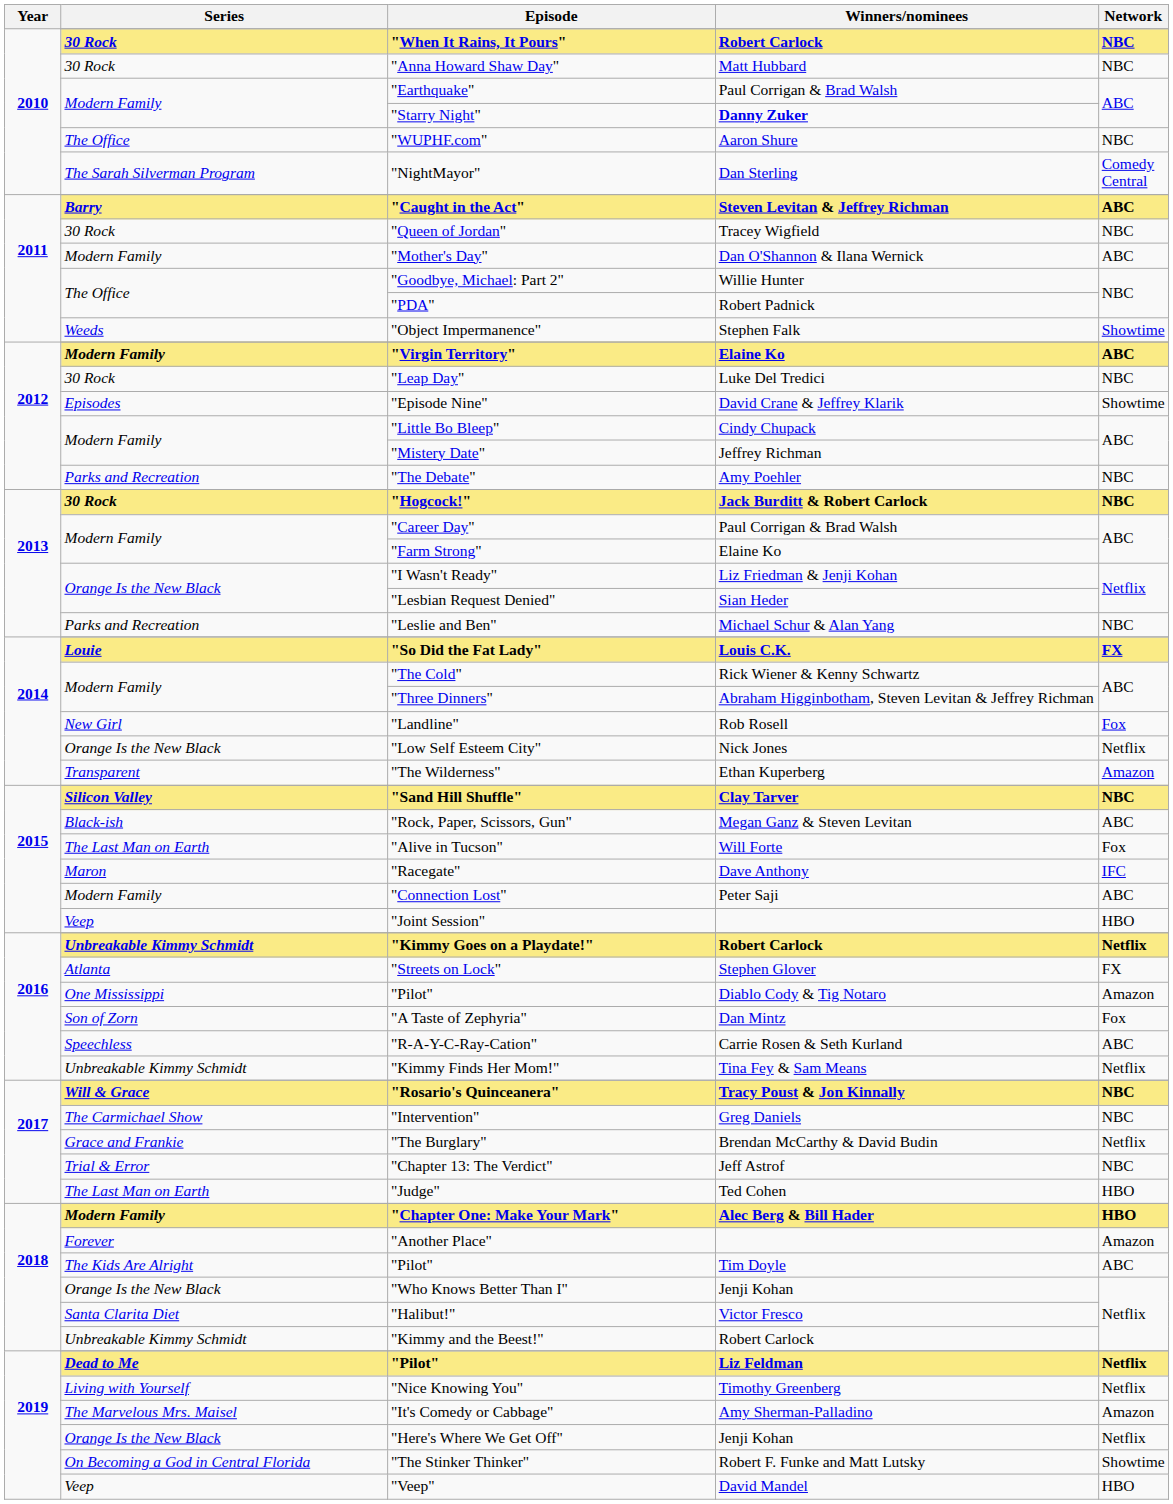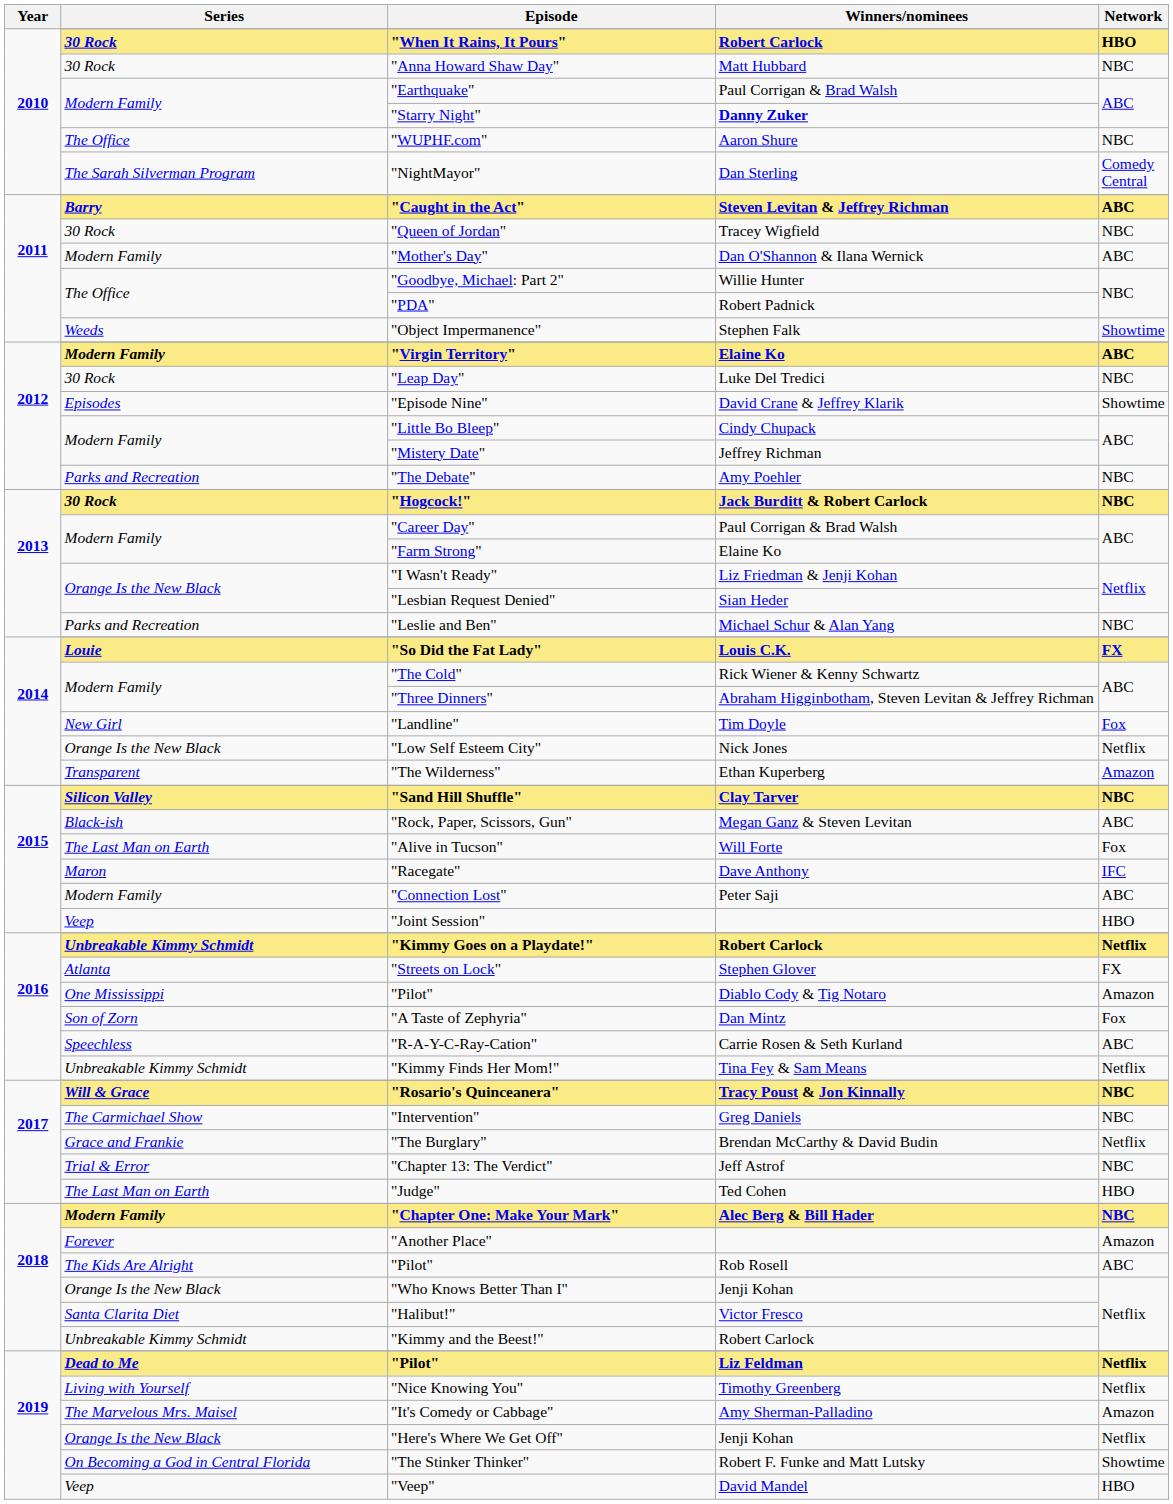(1118, 41) NBC -> (1119, 41) HBO
(753, 723) Rob Rosell -> (752, 723) Tim Doyle
(1119, 1215) HBO -> (1118, 1215) NBC
(752, 1264) Tim Doyle -> (753, 1264) Rob Rosell
